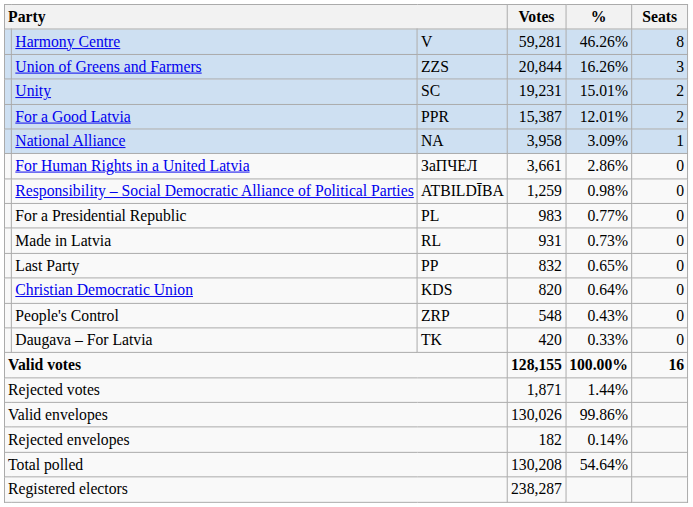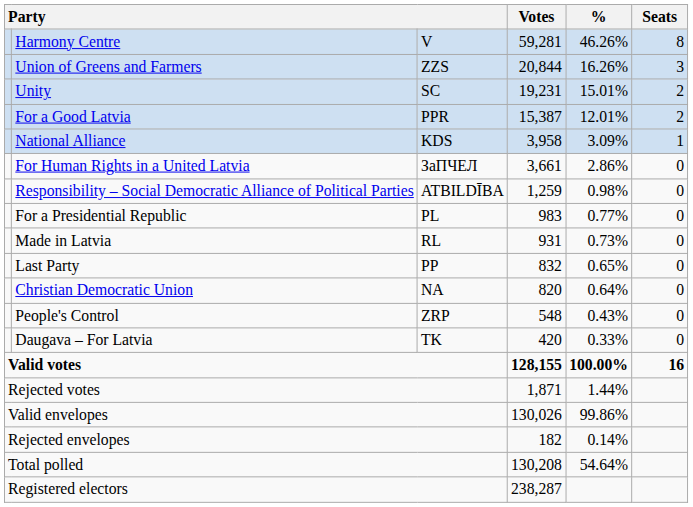(432, 141) NA -> (437, 141) KDS
(437, 290) KDS -> (432, 290) NA
